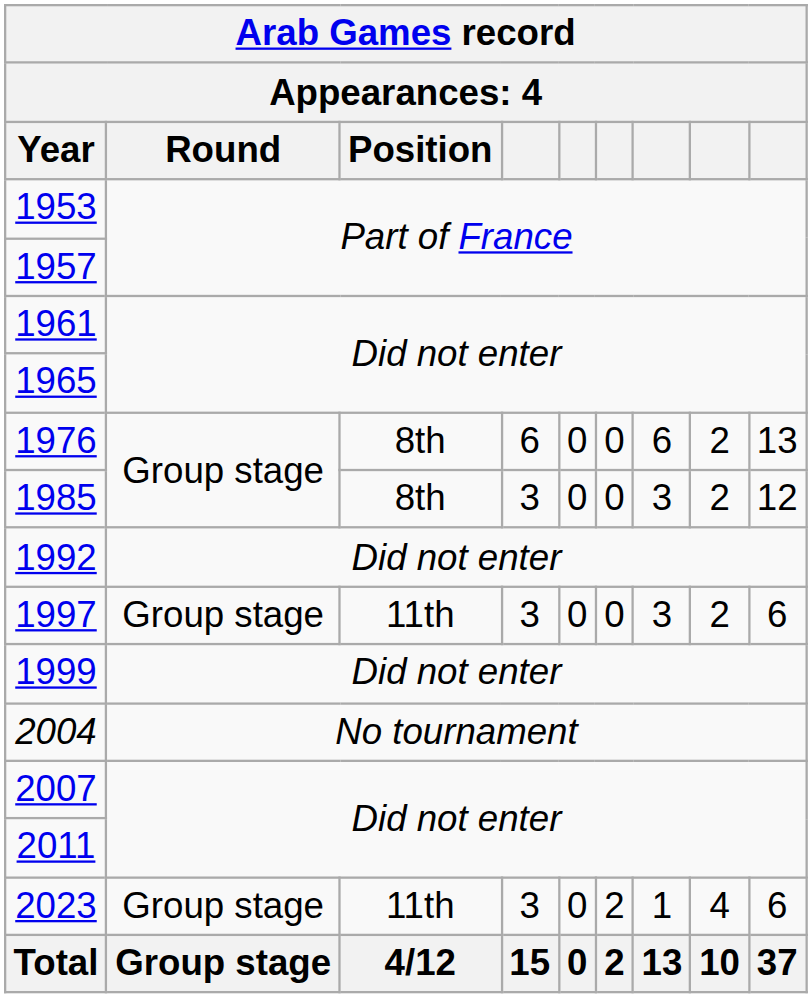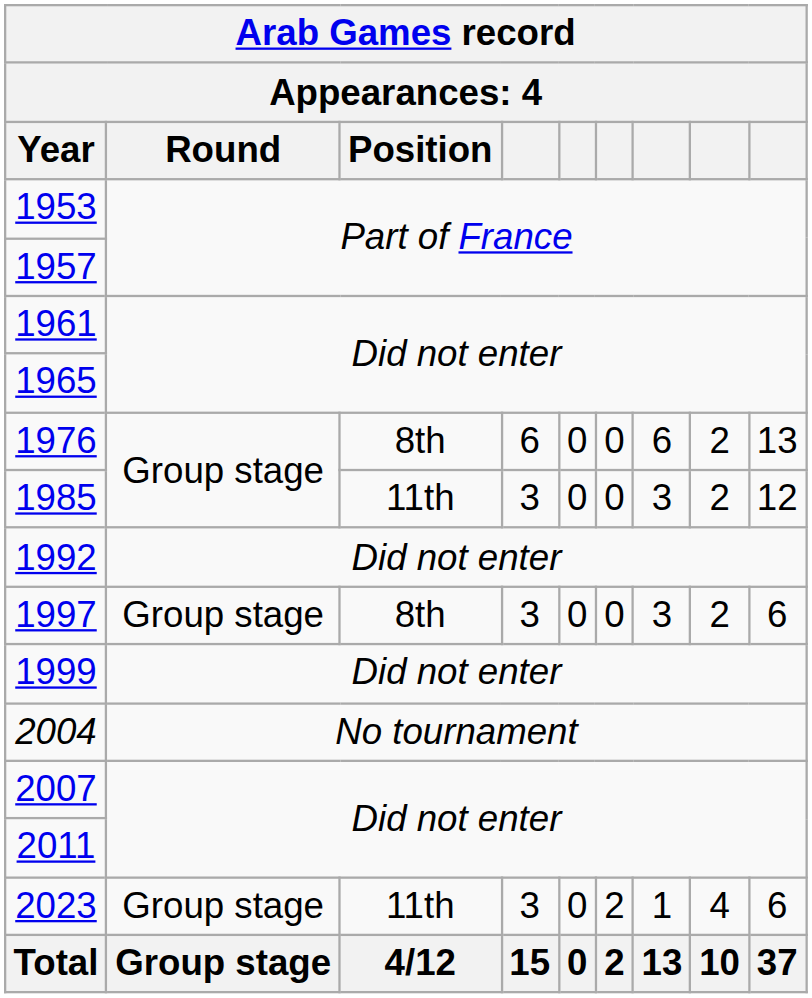(420, 498) 8th -> (420, 498) 11th
(420, 614) 11th -> (420, 614) 8th
